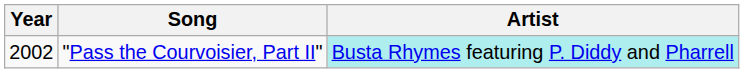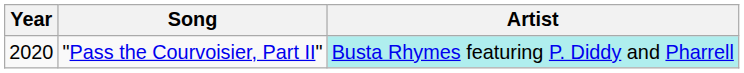(31, 51) 2002 -> (31, 51) 2020
